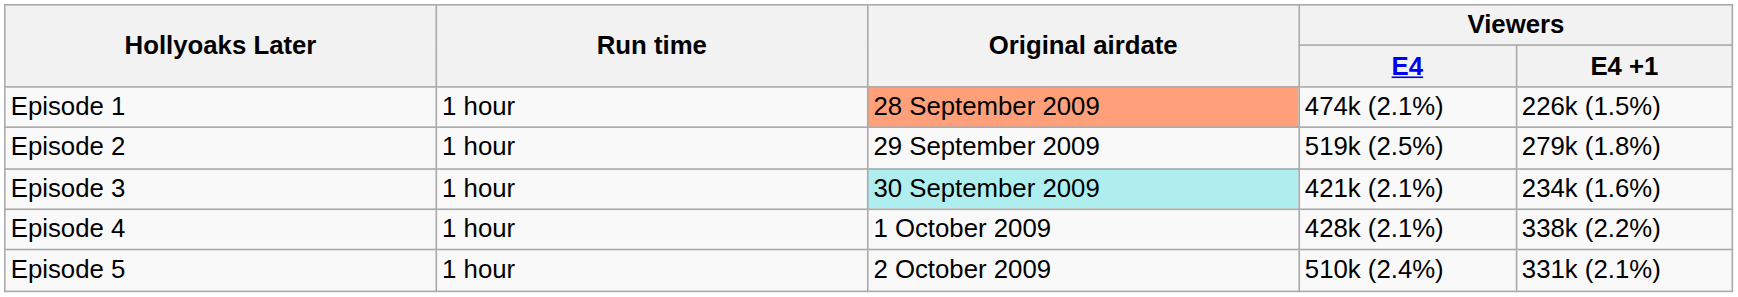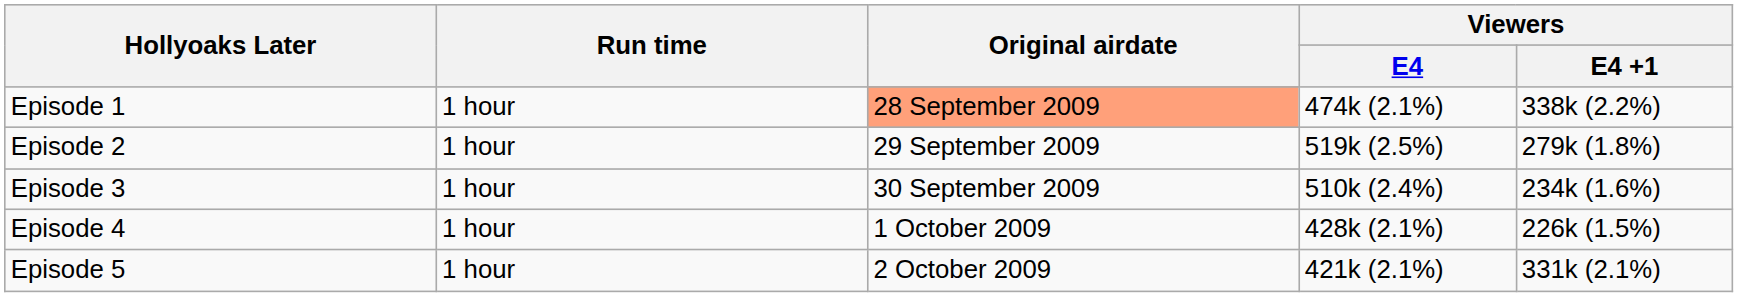(1591, 106) 226k (1.5%) -> (1591, 106) 338k (2.2%)
(987, 188) paleturquoise background -> (987, 188) no background
(1374, 188) 421k (2.1%) -> (1374, 188) 510k (2.4%)
(1591, 229) 338k (2.2%) -> (1591, 229) 226k (1.5%)
(1374, 270) 510k (2.4%) -> (1374, 270) 421k (2.1%)
